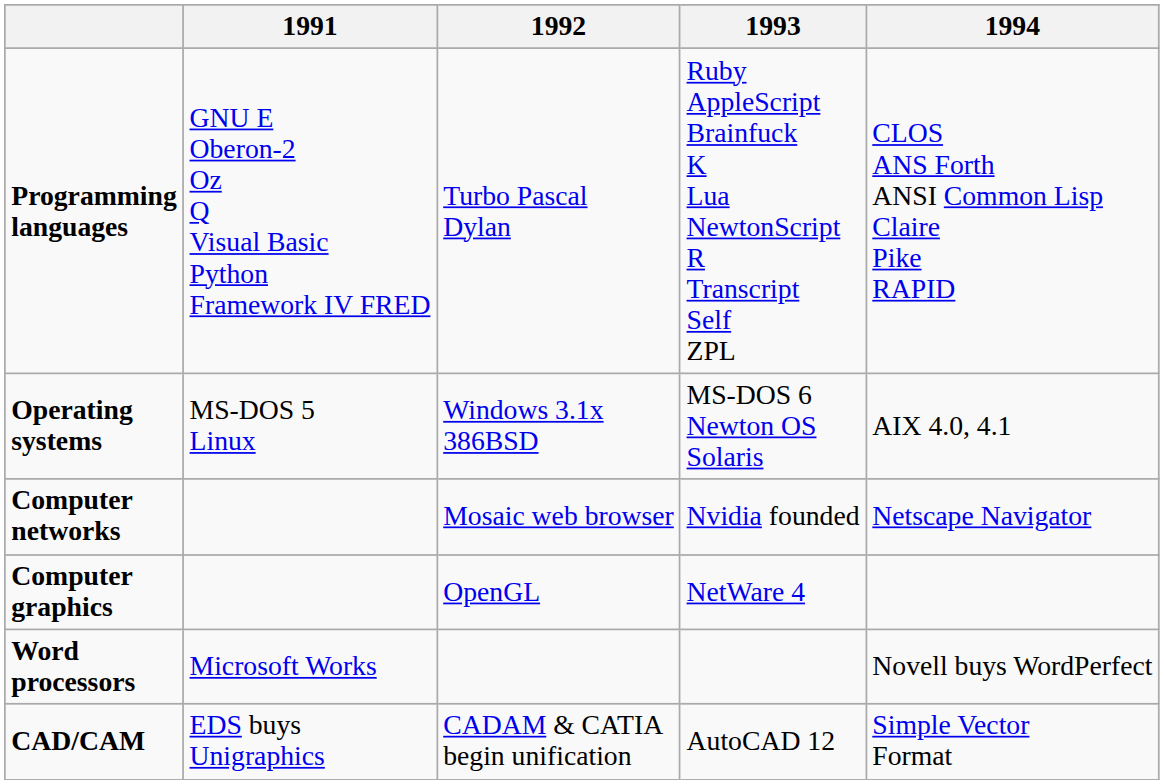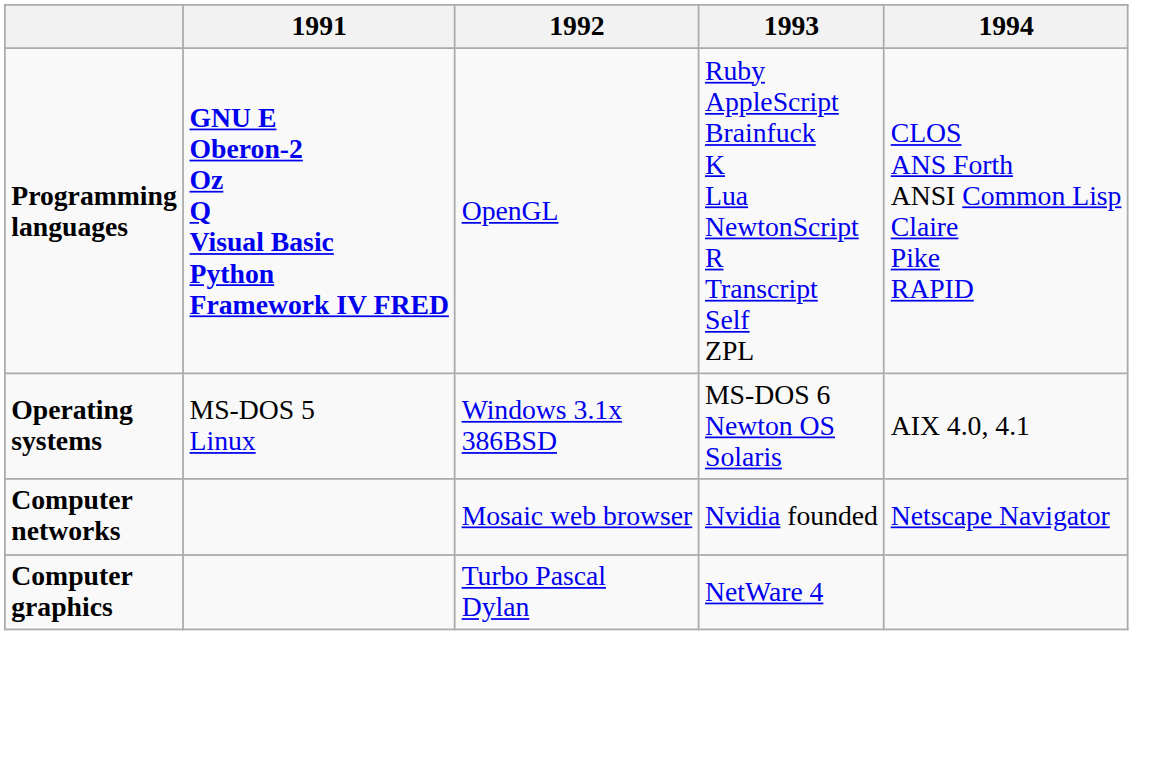(310, 210) normal -> (319, 210) bold
(515, 210) Turbo Pascal Dylan -> (510, 210) OpenGL
(492, 591) OpenGL -> (534, 591) Turbo Pascal Dylan
- row: (73, 666)
- row: (78, 741)
